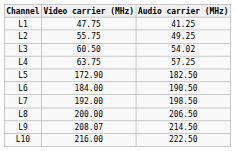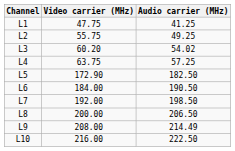(89, 50) 60.50 -> (89, 50) 60.20
(89, 127) 208.07 -> (89, 127) 208.00
(183, 127) 214.50 -> (183, 127) 214.49
